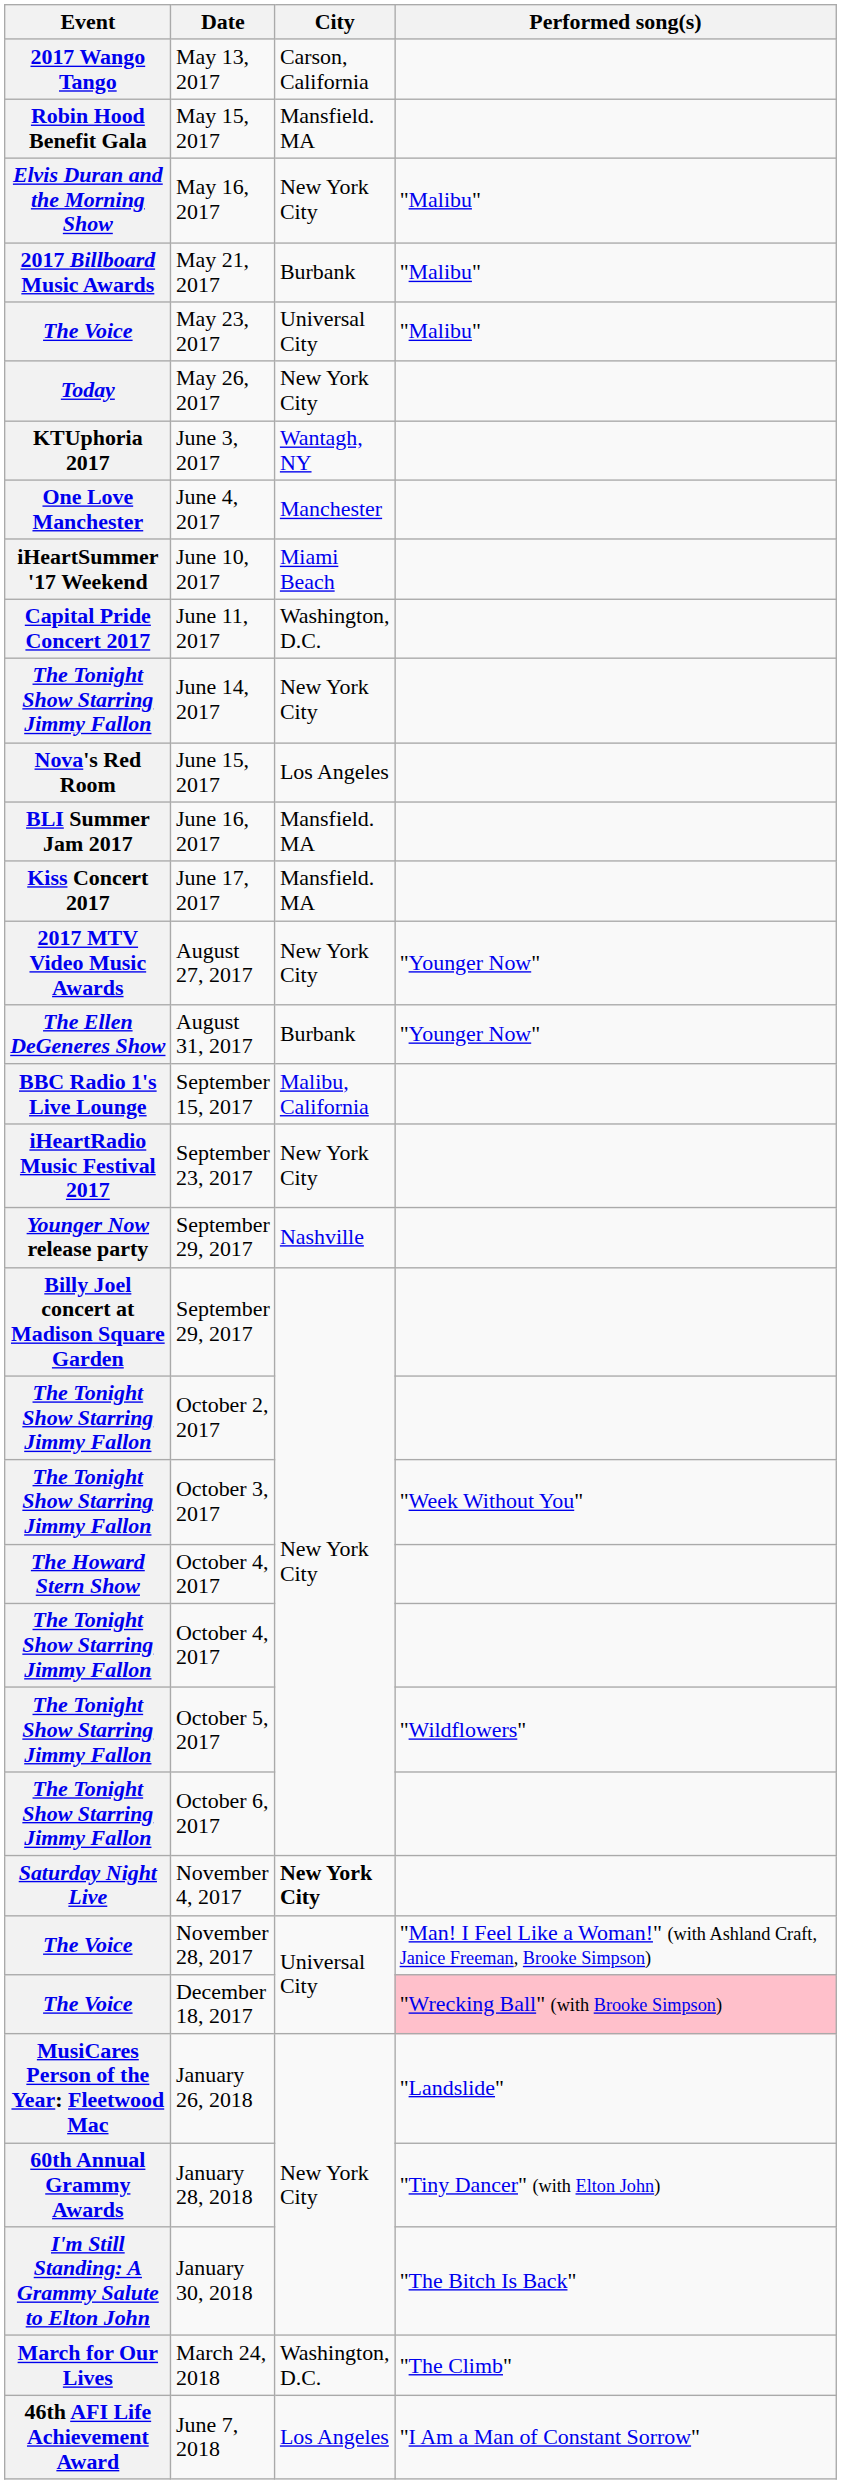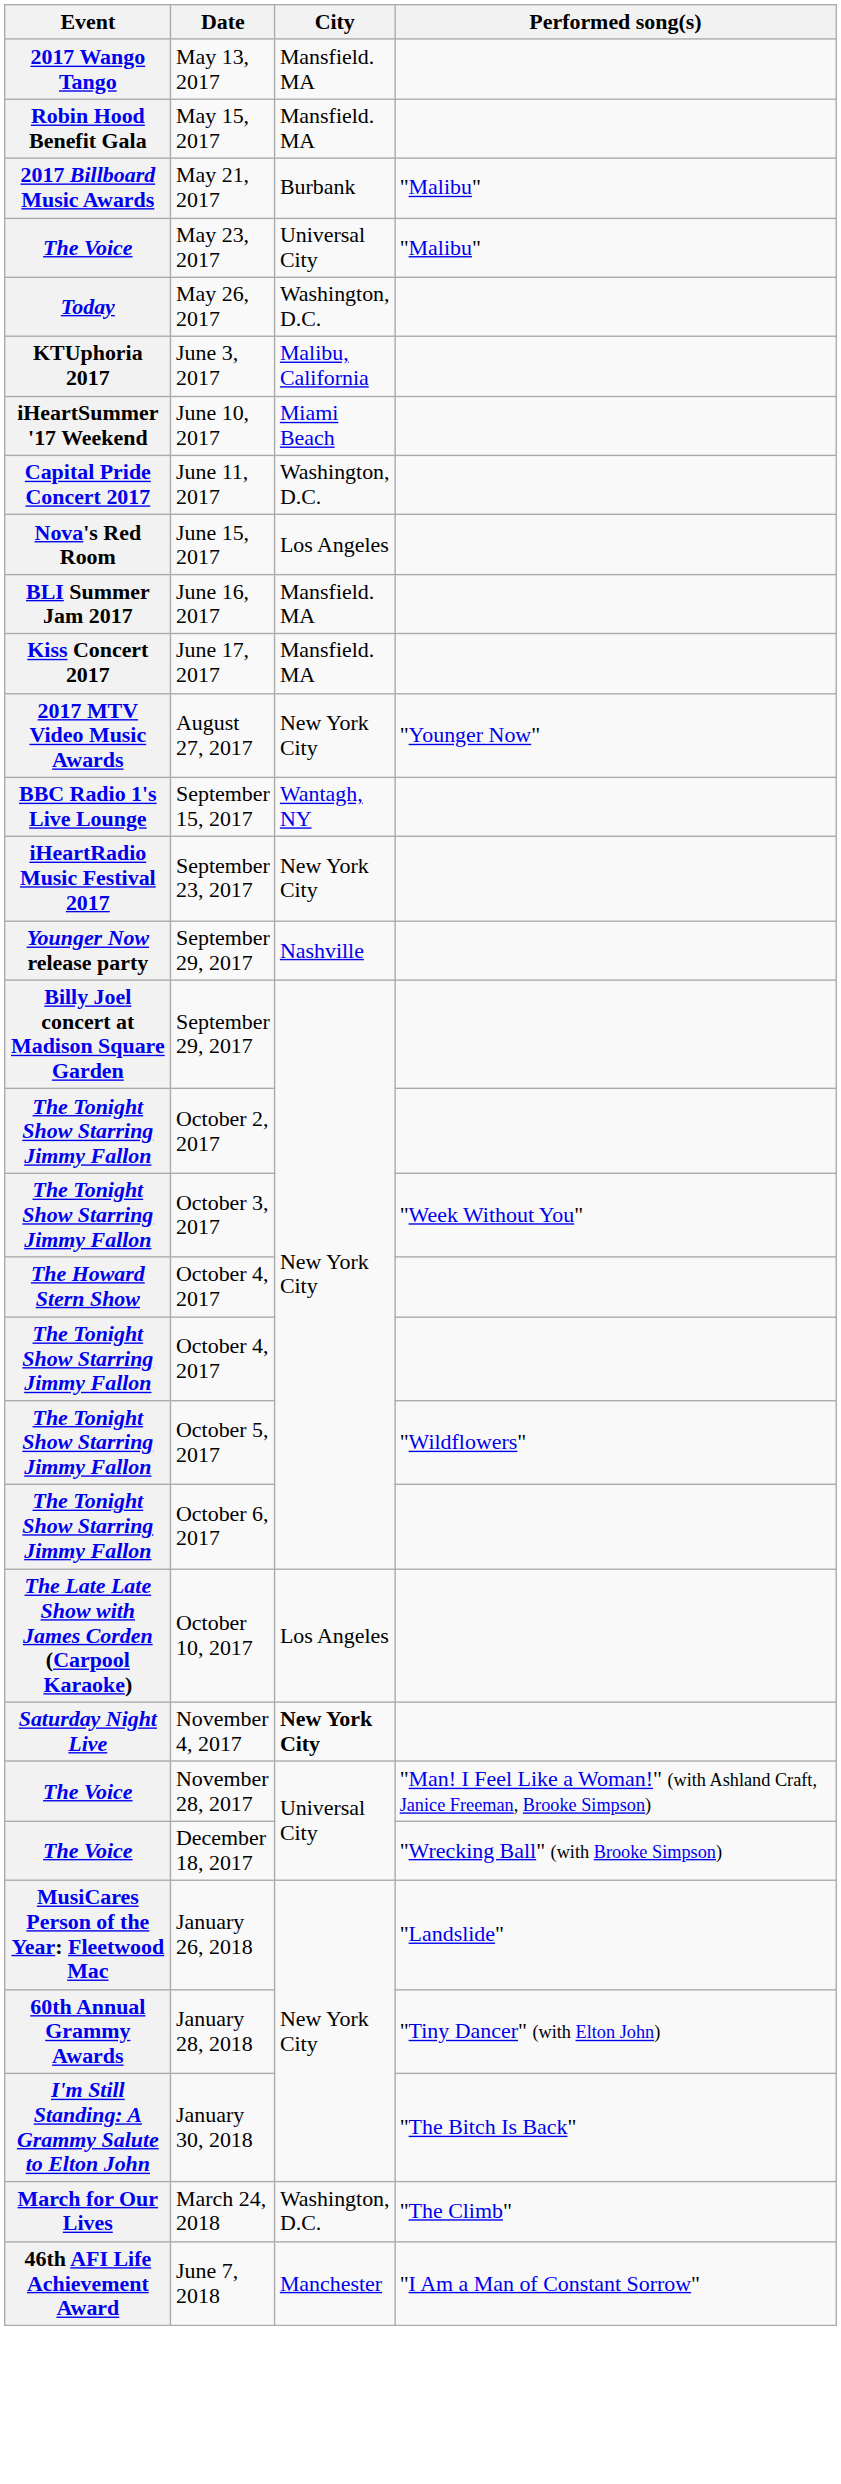(324, 68) Carson, California -> (327, 68) Mansfield. MA
- row: (88, 200)
(324, 390) New York City -> (335, 306) Washington, D.C.
(321, 450) Wantagh, NY -> (324, 366) Malibu, California
- row: (88, 509)
- row: (88, 700)
- row: (88, 1034)
(324, 1093) Malibu, California -> (321, 806) Wantagh, NY
+ row: (88, 1635)
(561, 2004) pink background -> (561, 1850) no background
(334, 2436) Los Angeles -> (331, 2283) Manchester
